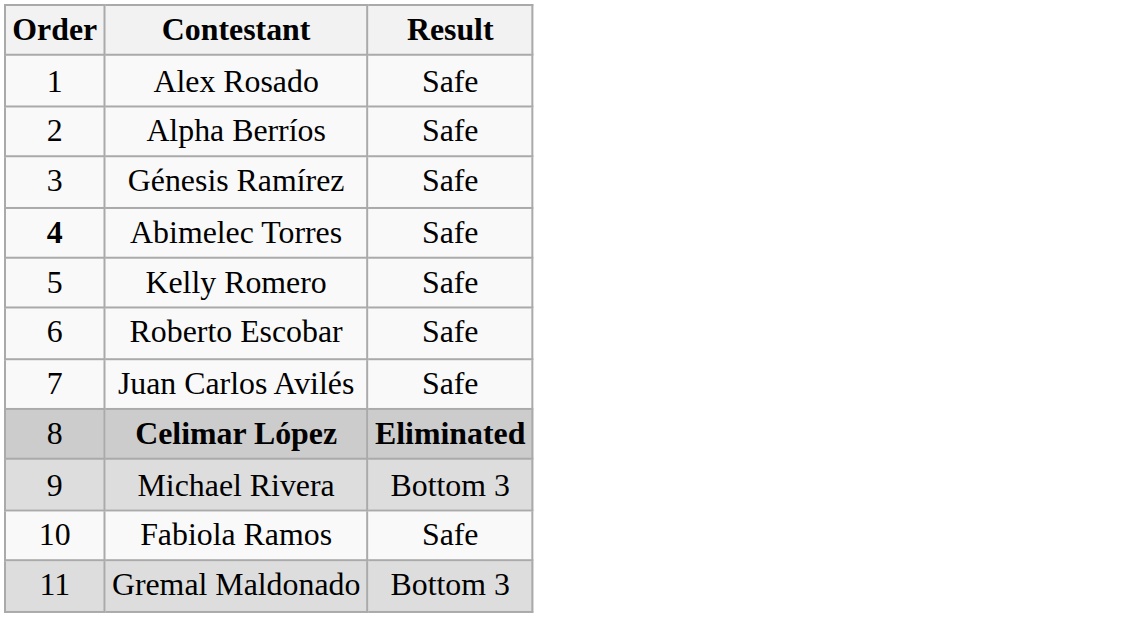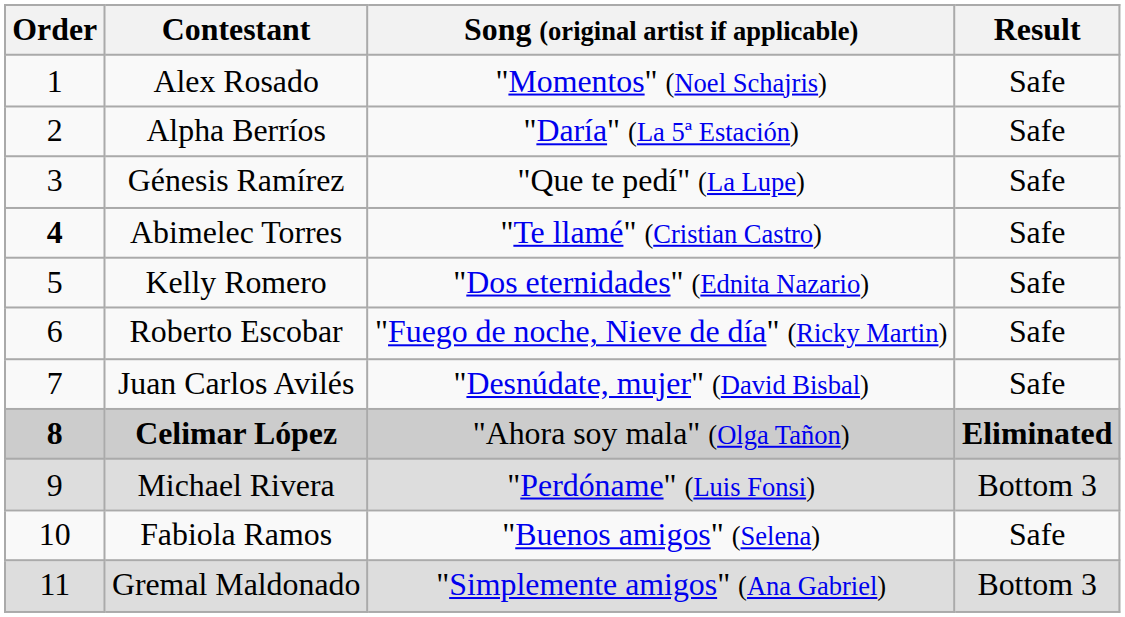+ column: (661, 29)
(55, 433) normal -> (55, 433) bold
